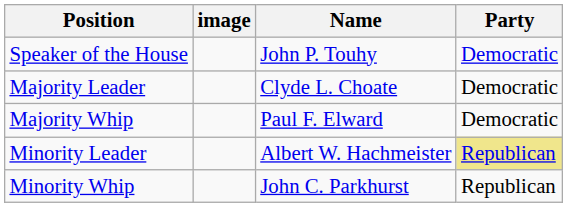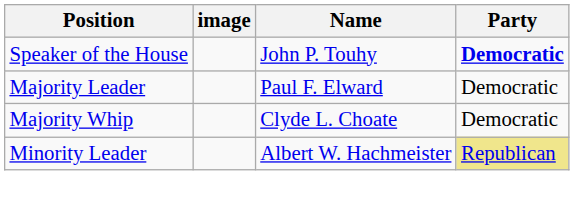(510, 53) normal -> (512, 53) bold
(329, 86) Clyde L. Choate -> (322, 86) Paul F. Elward
(322, 119) Paul F. Elward -> (329, 119) Clyde L. Choate
- row: (72, 185)
